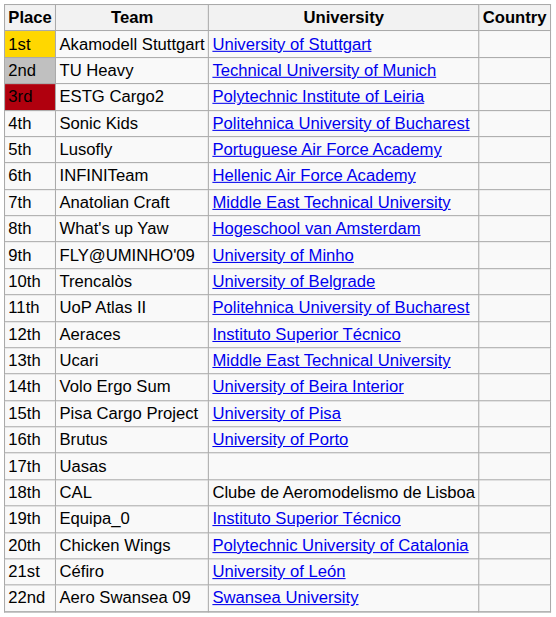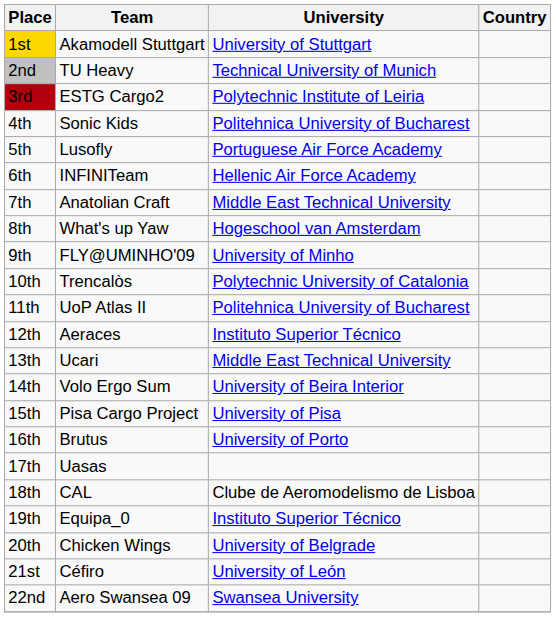(294, 281) University of Belgrade -> (340, 281) Polytechnic University of Catalonia
(340, 545) Polytechnic University of Catalonia -> (294, 545) University of Belgrade
